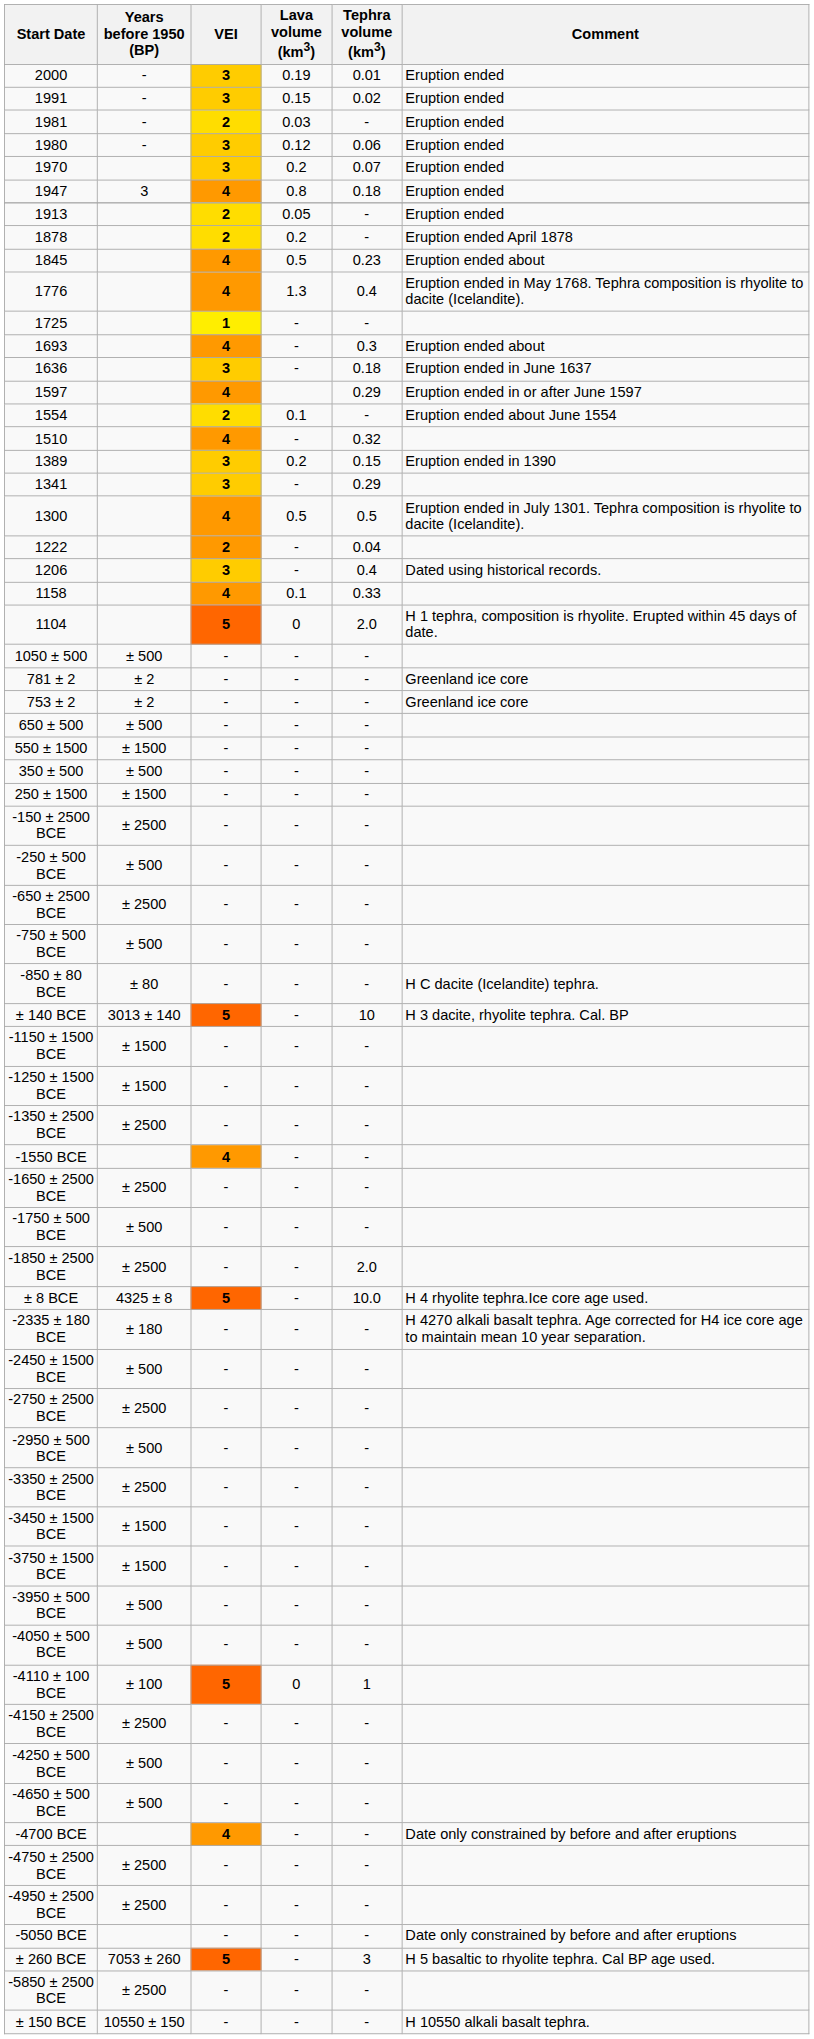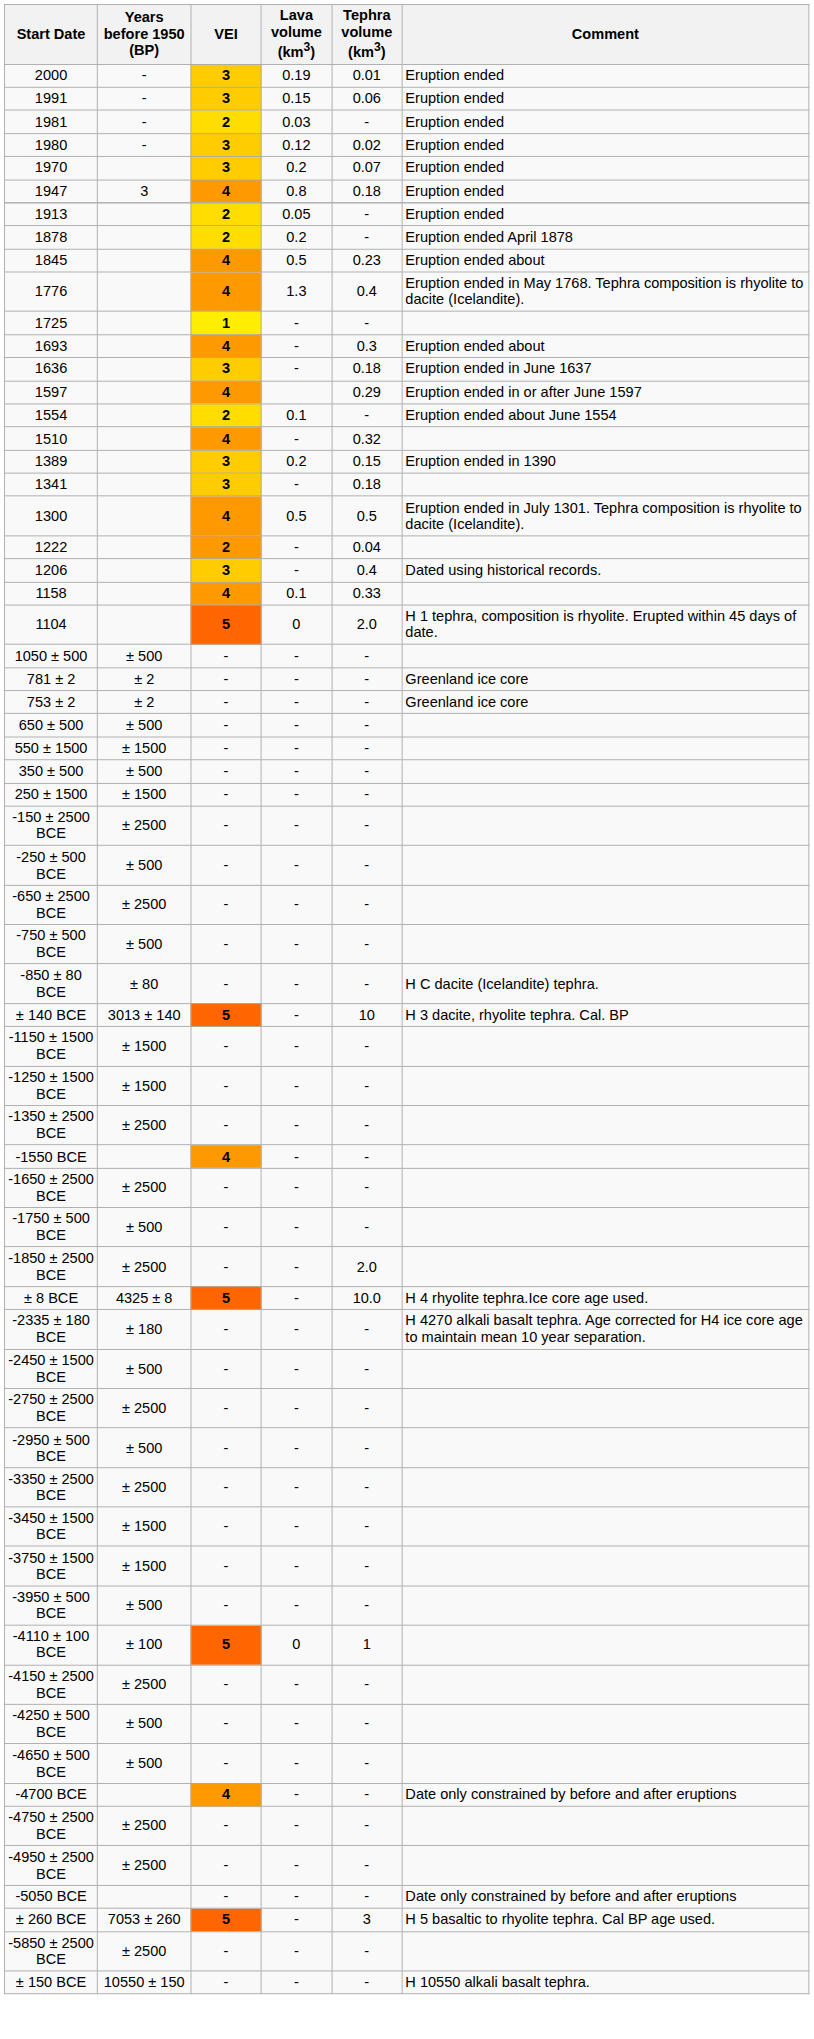(367, 98) 0.02 -> (367, 98) 0.06
(367, 145) 0.06 -> (367, 145) 0.02
(367, 484) 0.29 -> (367, 484) 0.18
- row: (51, 1645)
